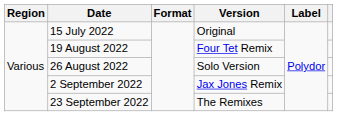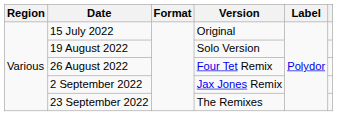(235, 48) Four Tet Remix -> (228, 48) Solo Version
(228, 66) Solo Version -> (235, 66) Four Tet Remix
